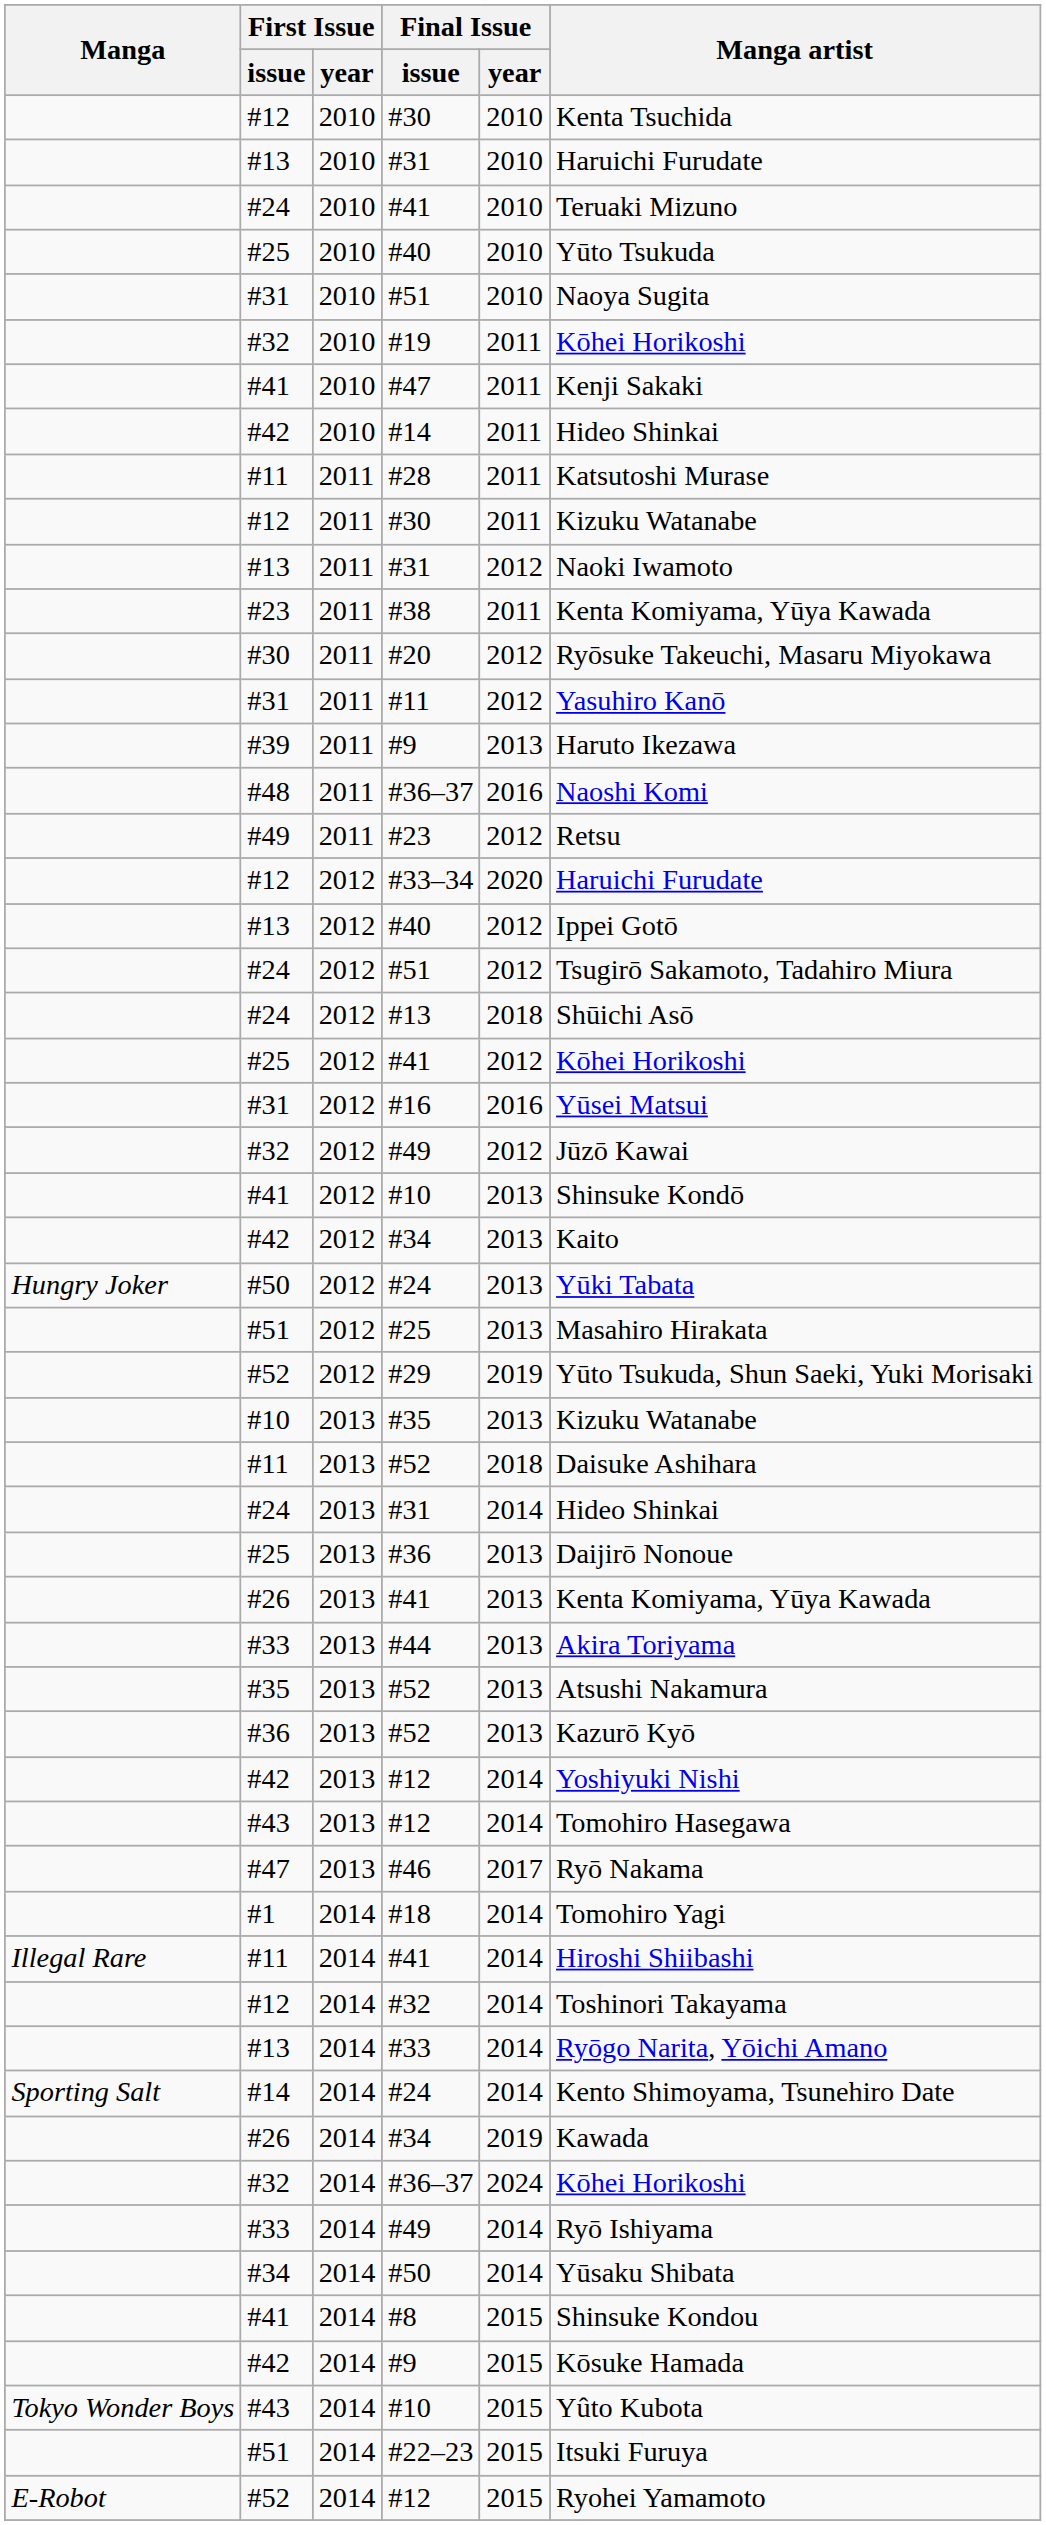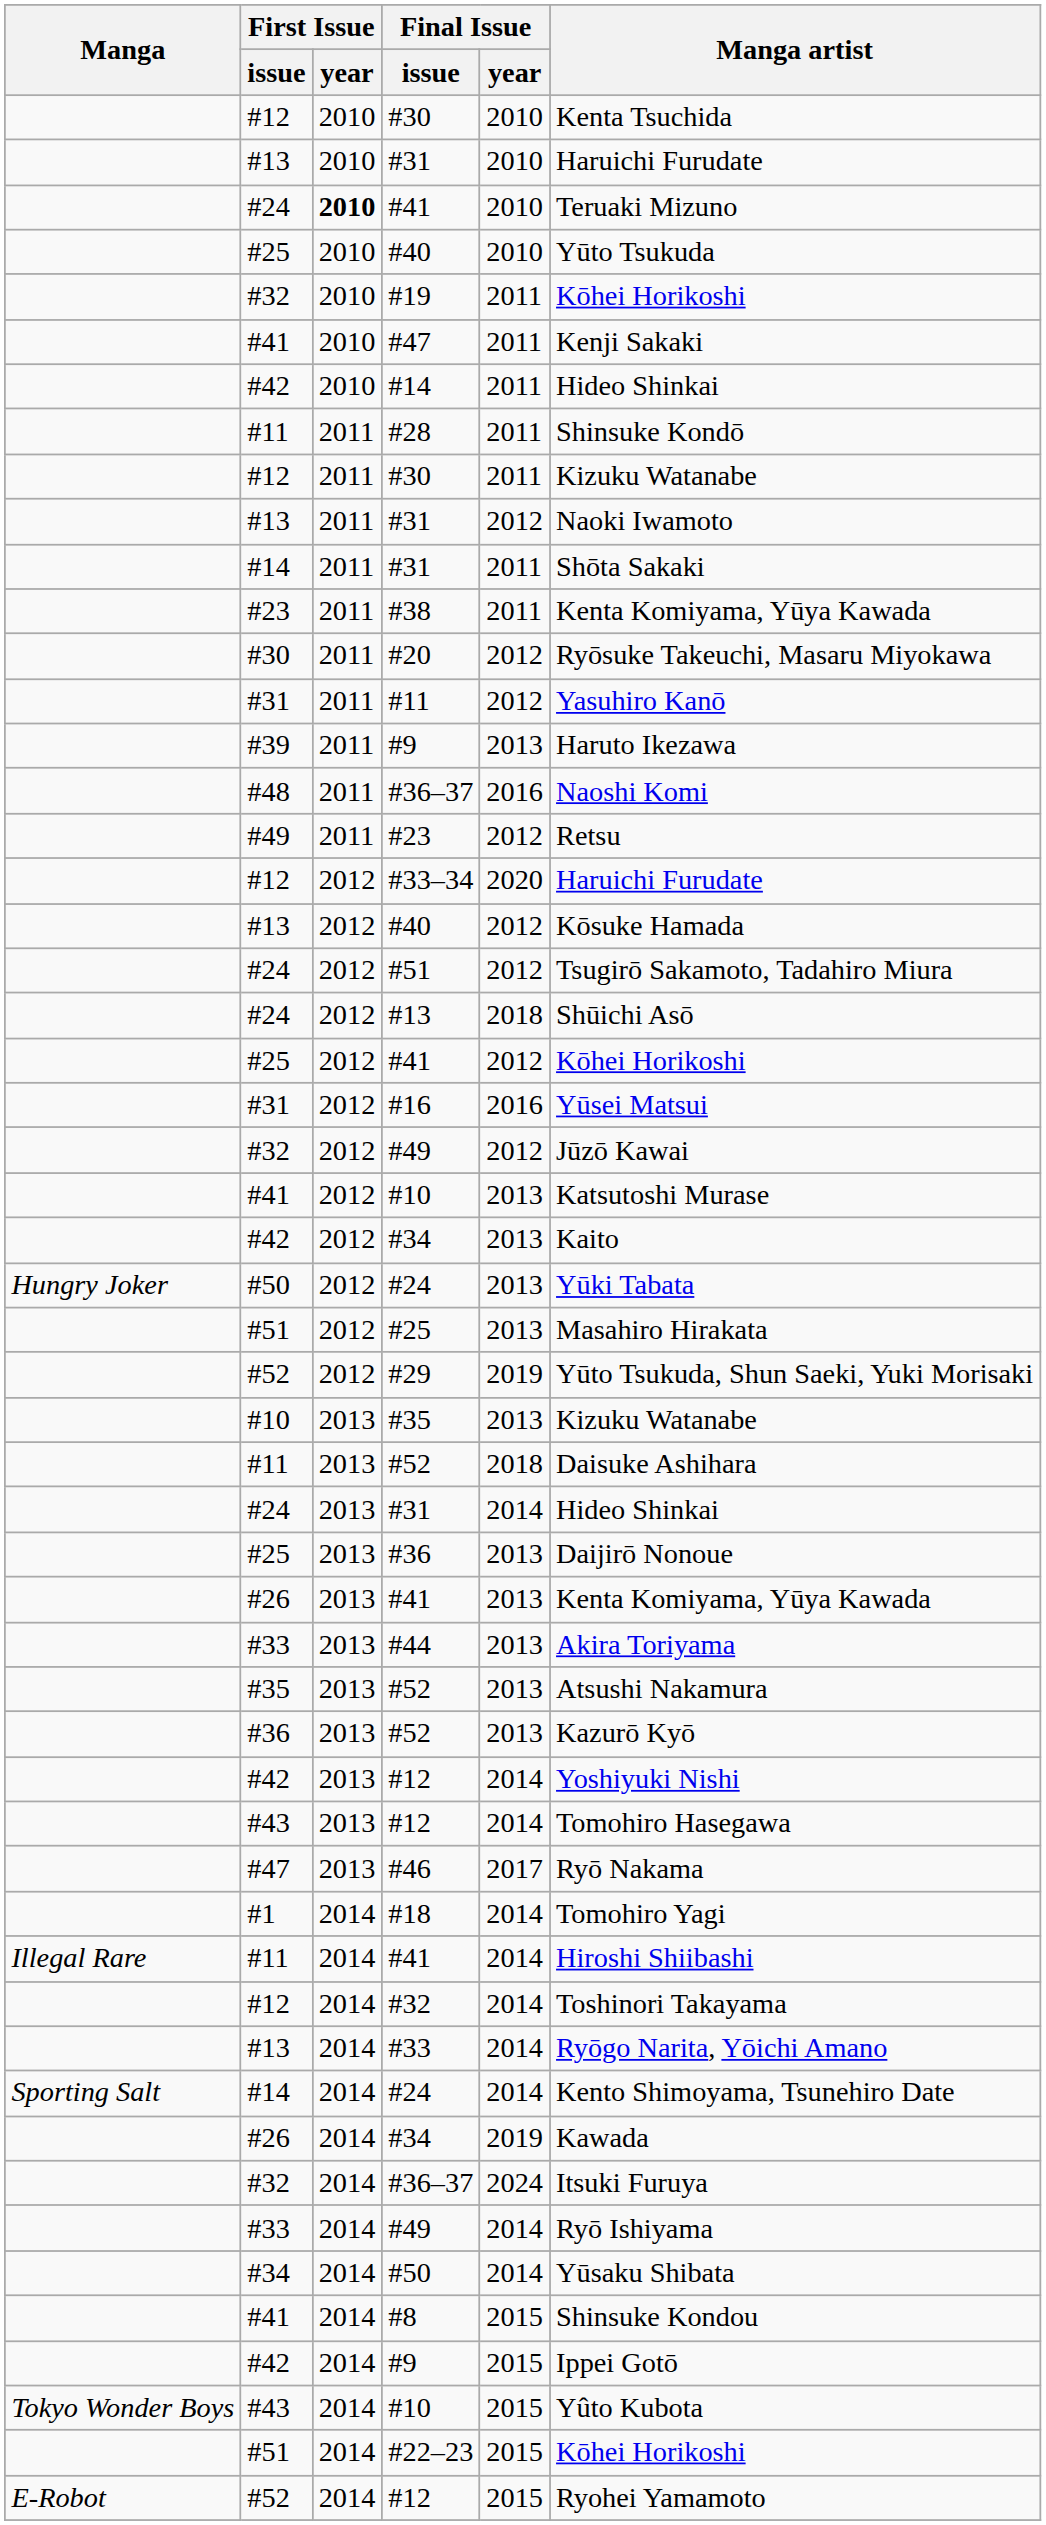(347, 206) normal -> (347, 206) bold
- row: (269, 296)
(663, 476) Katsutoshi Murase -> (650, 431) Shinsuke Kondō
+ row: (269, 565)
(617, 925) Ippei Gotō -> (650, 925) Kōsuke Hamada
(650, 1194) Shinsuke Kondō -> (663, 1194) Katsutoshi Murase
(651, 2182) Kōhei Horikoshi -> (632, 2182) Itsuki Furuya
(650, 2362) Kōsuke Hamada -> (617, 2362) Ippei Gotō
(632, 2452) Itsuki Furuya -> (651, 2452) Kōhei Horikoshi
